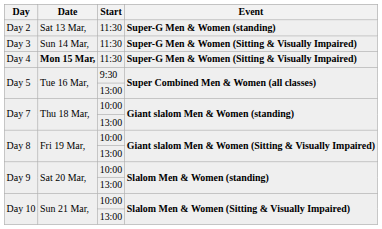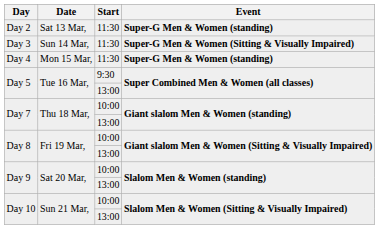(68, 59) bold -> (66, 59) normal
(242, 59) Super-G Men & Women (Sitting & Visually Impaired) -> (198, 59) Super-G Men & Women (standing)
